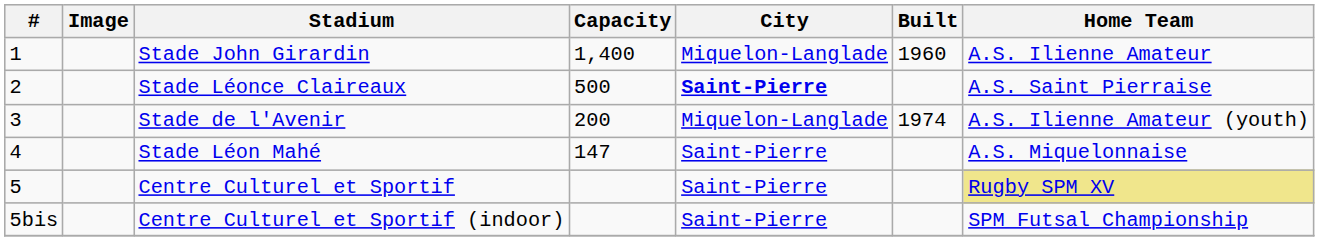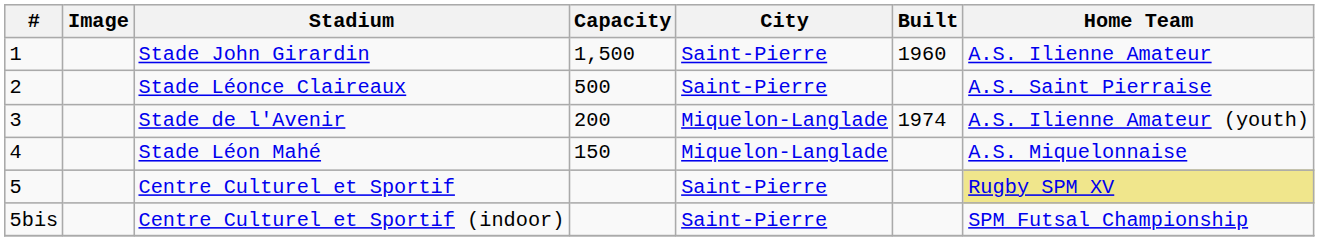(605, 54) 1,400 -> (605, 54) 1,500
(785, 54) Miquelon-Langlade -> (754, 54) Saint-Pierre
(754, 87) bold -> (754, 87) normal
(592, 154) 147 -> (592, 154) 150
(754, 154) Saint-Pierre -> (785, 154) Miquelon-Langlade
